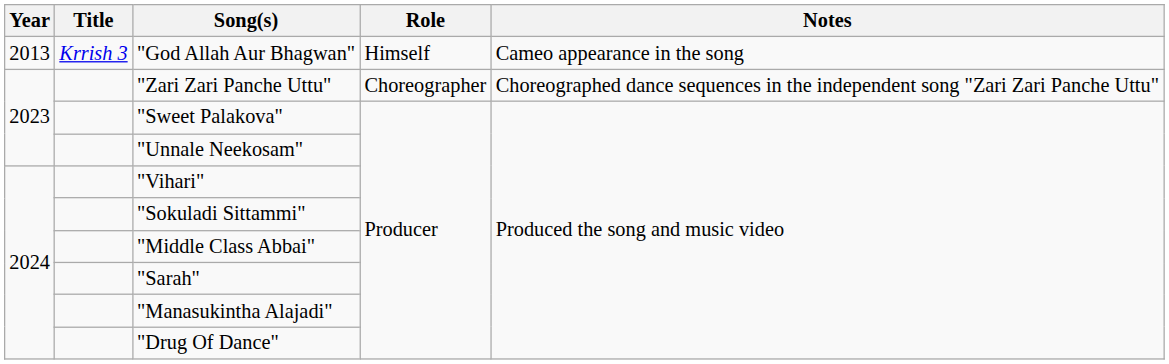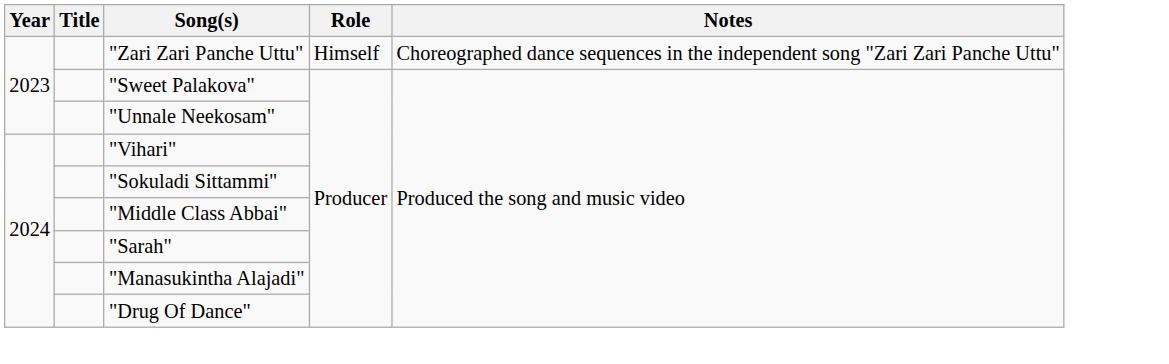- row: (246, 52)
(425, 85) Choreographer -> (347, 52) Himself
